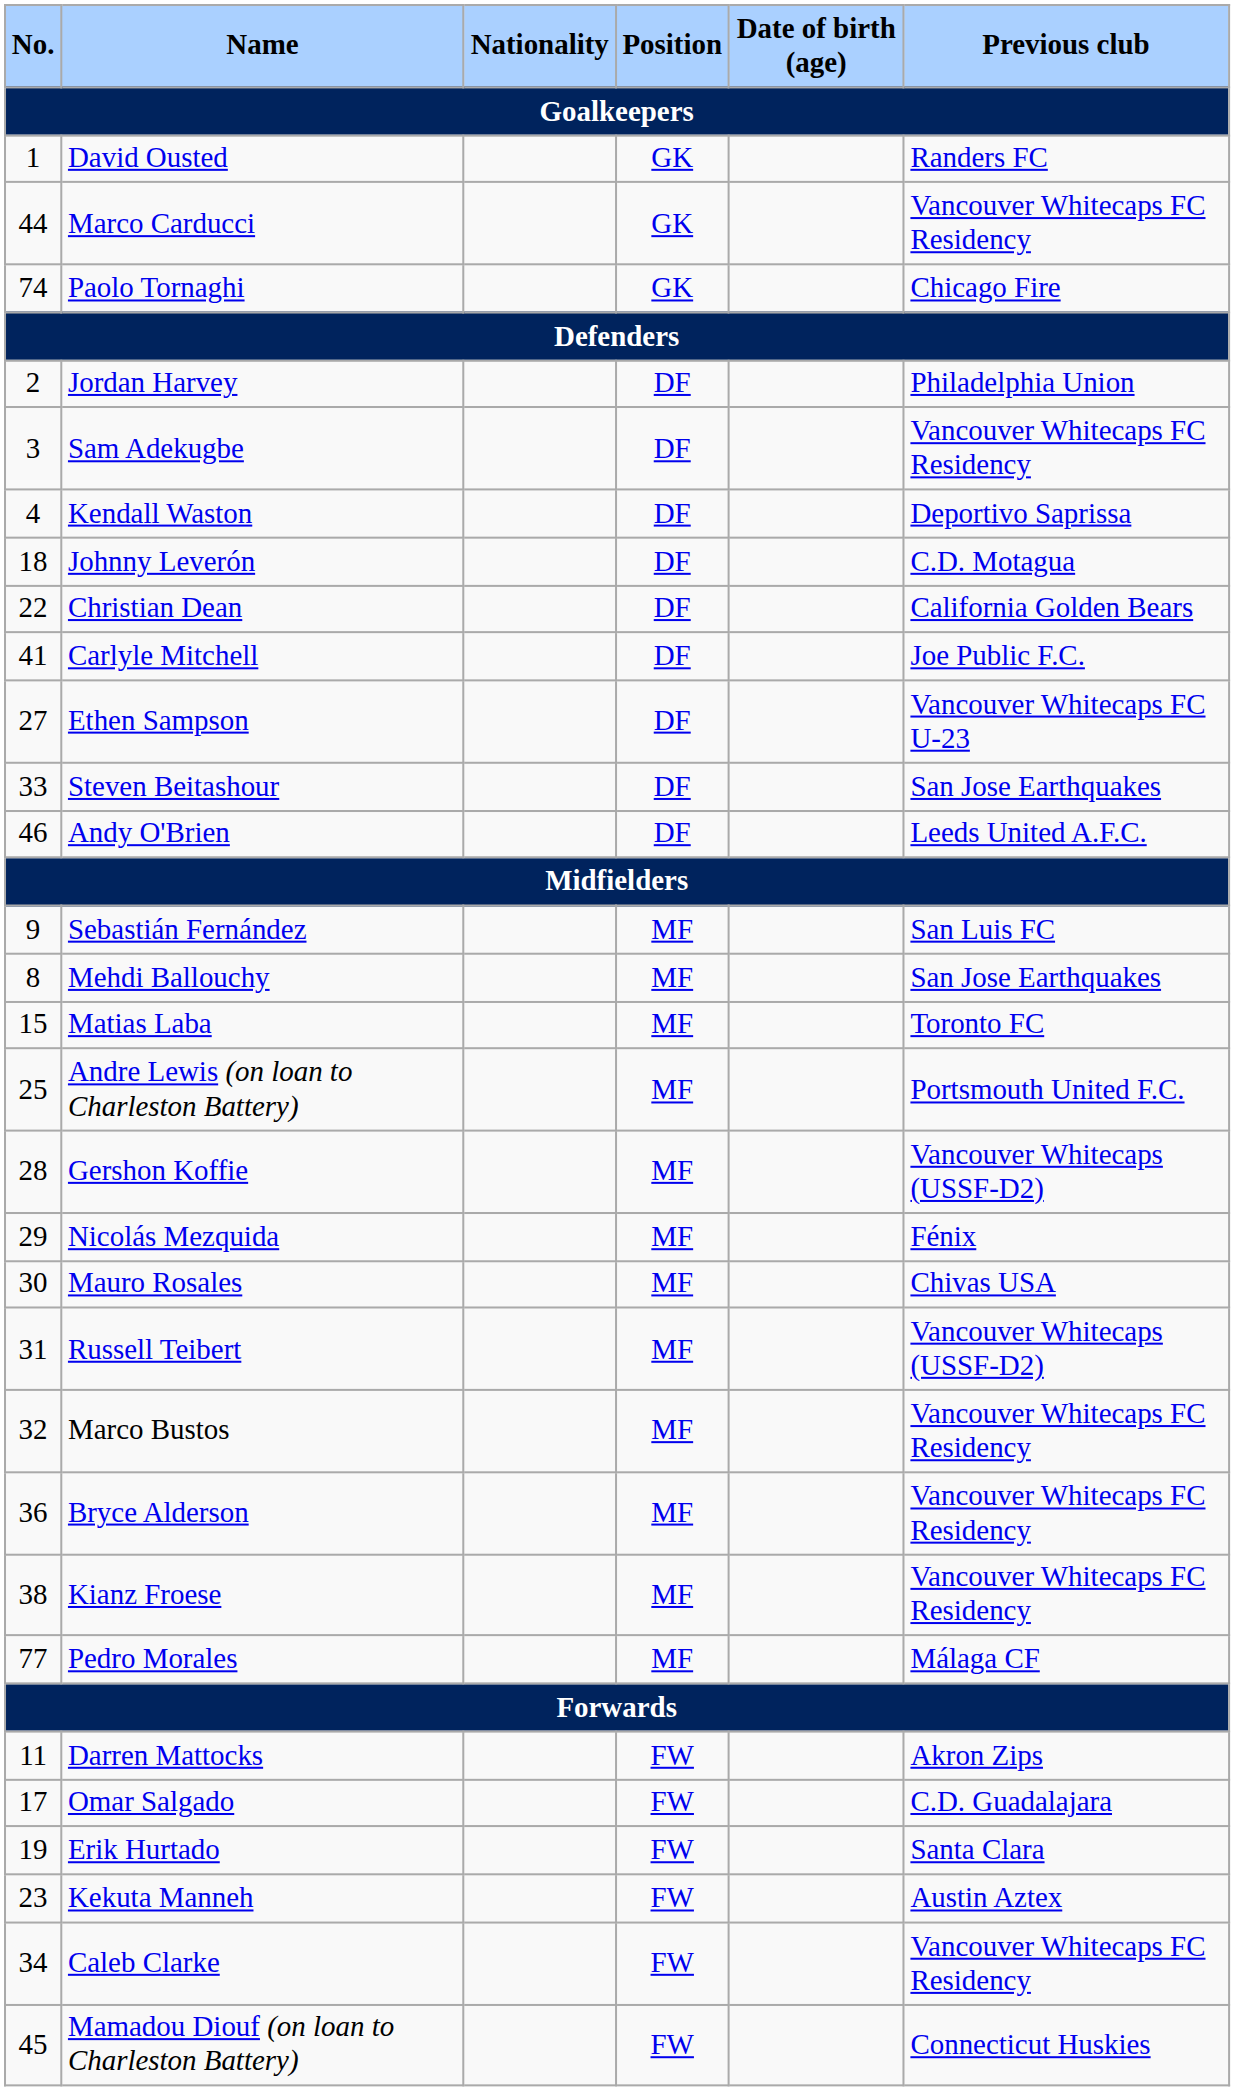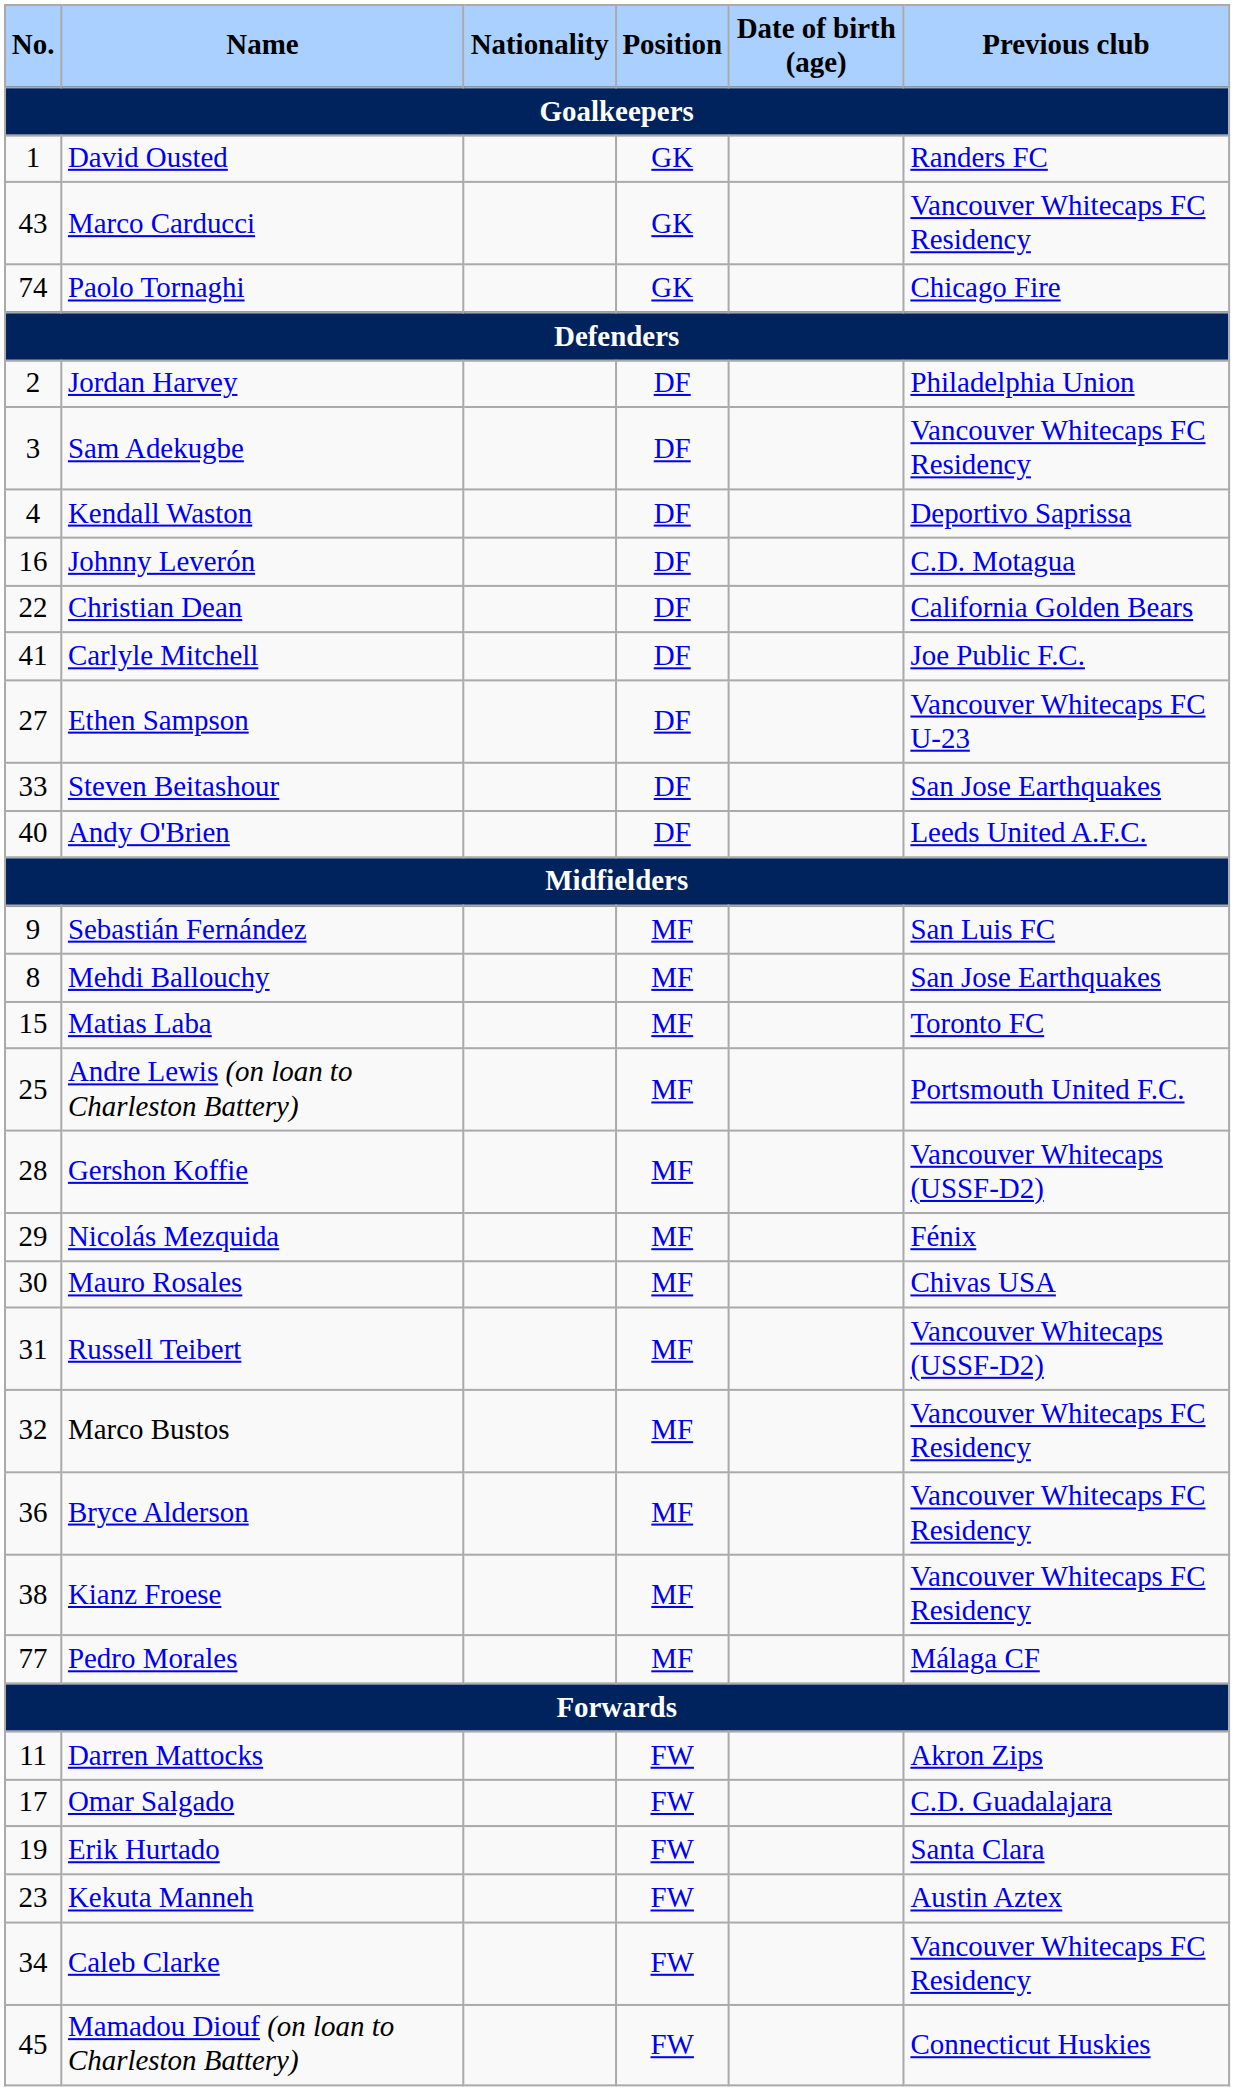(33, 223) 44 -> (33, 223) 43
(33, 560) 18 -> (33, 560) 16
(33, 833) 46 -> (33, 833) 40
